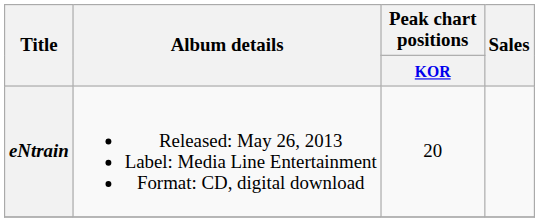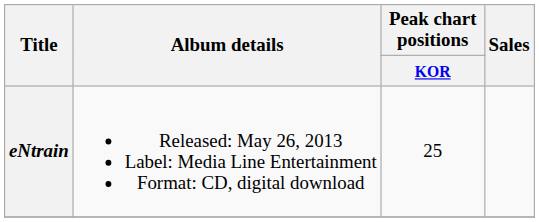(433, 151) 20 -> (433, 151) 25
